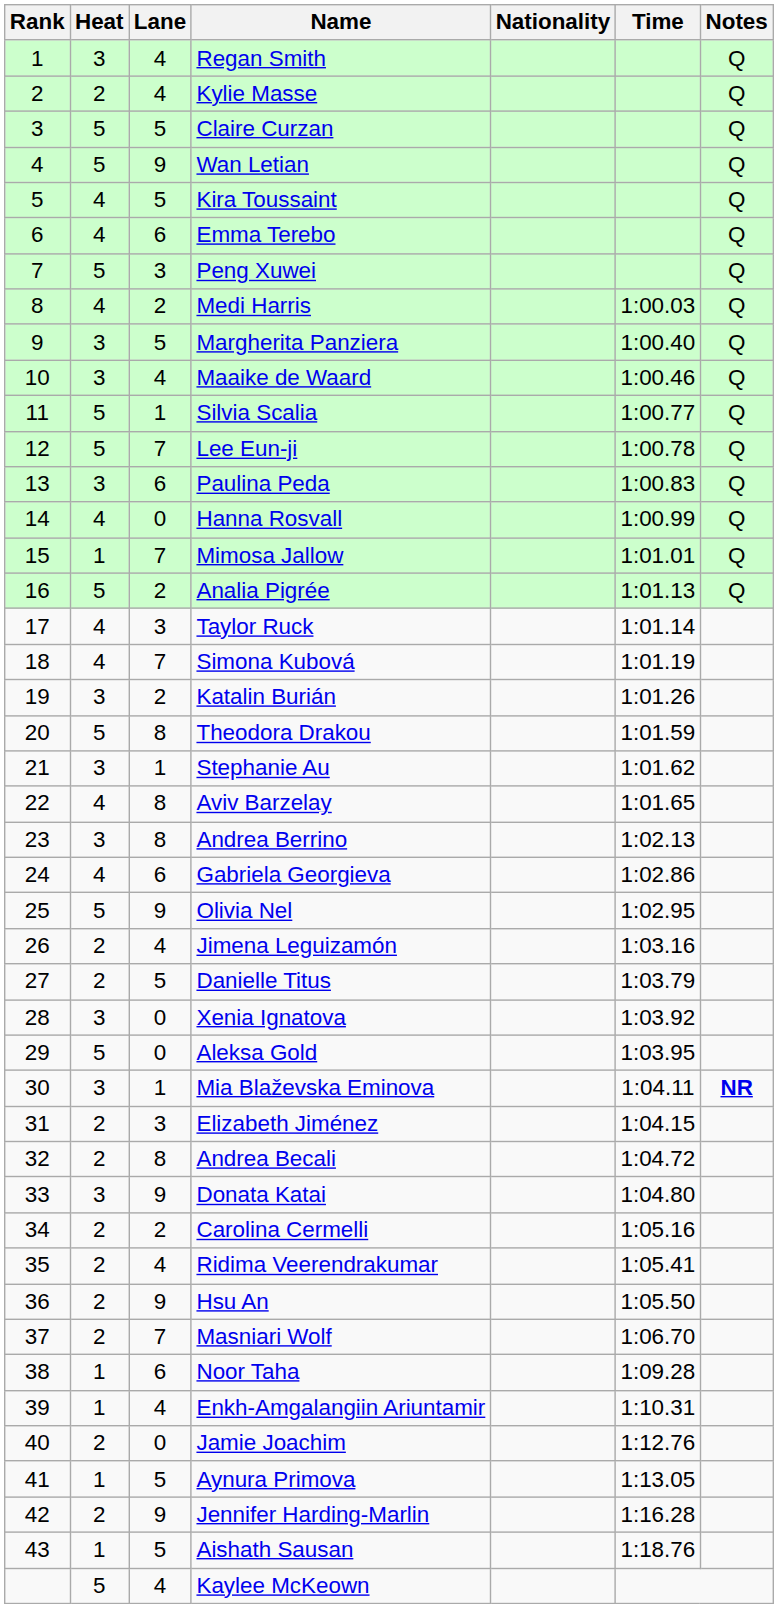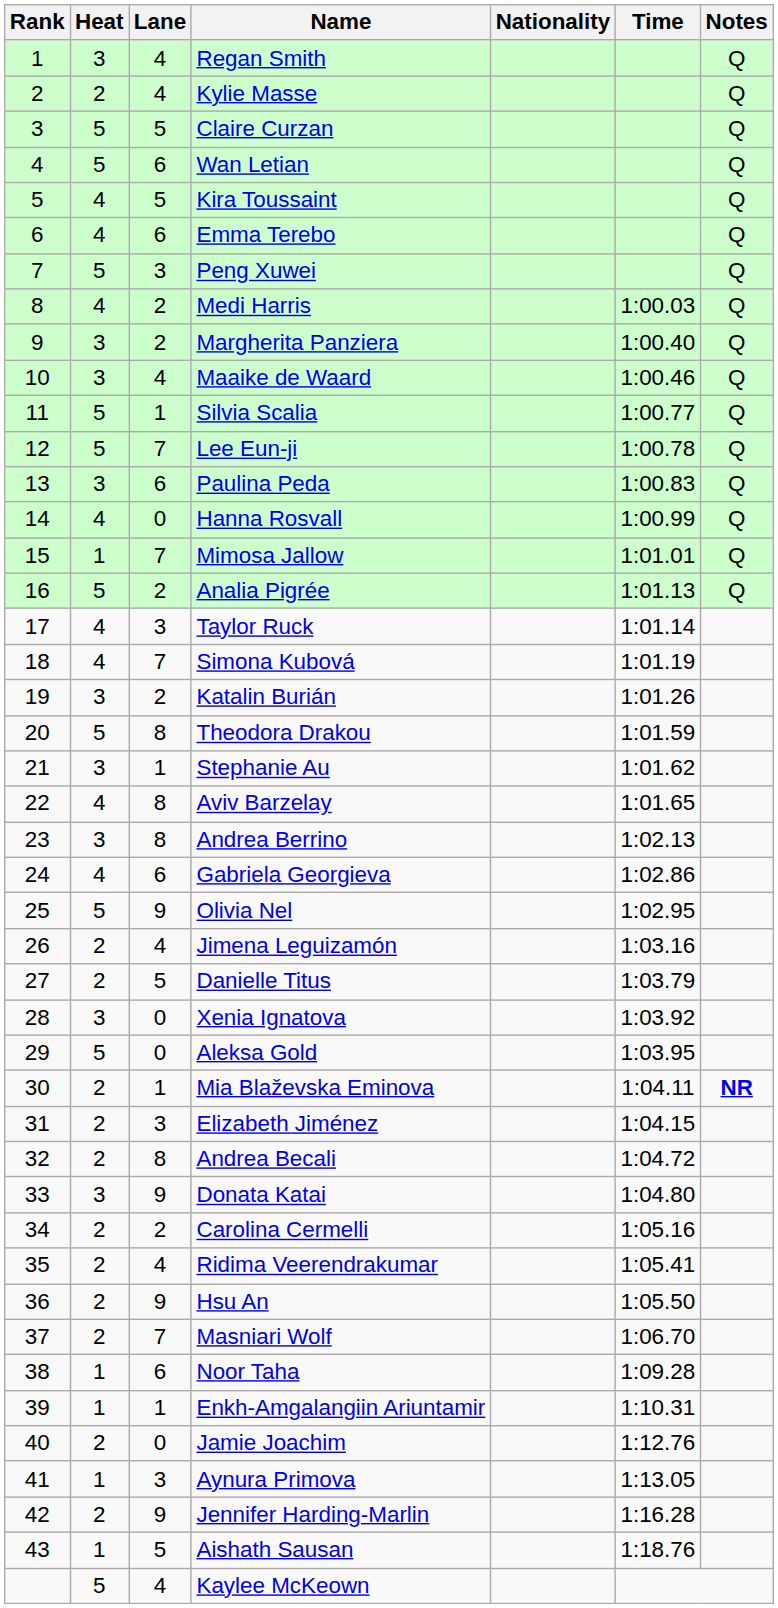(160, 164) 9 -> (160, 164) 6
(160, 341) 5 -> (160, 341) 2
(99, 1088) 3 -> (99, 1088) 2
(160, 1407) 4 -> (160, 1407) 1
(160, 1478) 5 -> (160, 1478) 3
